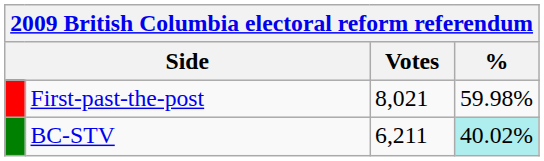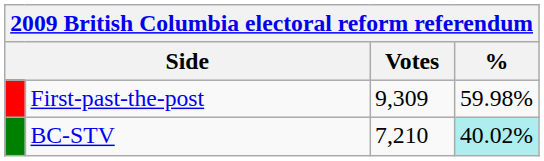(402, 98) 8,021 -> (402, 98) 9,309
(401, 135) 6,211 -> (402, 135) 7,210
